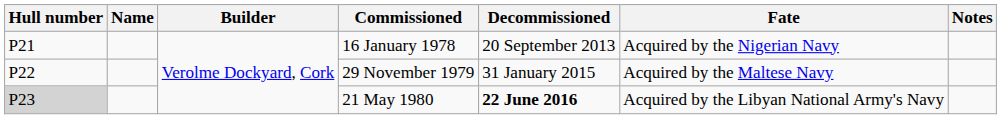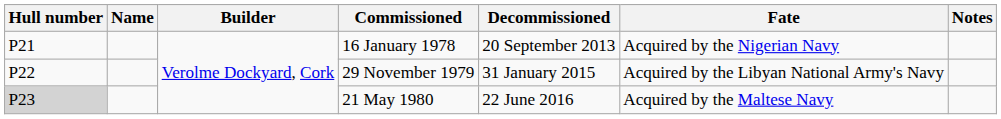(728, 72) Acquired by the Maltese Navy -> (784, 72) Acquired by the Libyan National Army's Navy
(530, 99) bold -> (528, 99) normal
(784, 99) Acquired by the Libyan National Army's Navy -> (728, 99) Acquired by the Maltese Navy
